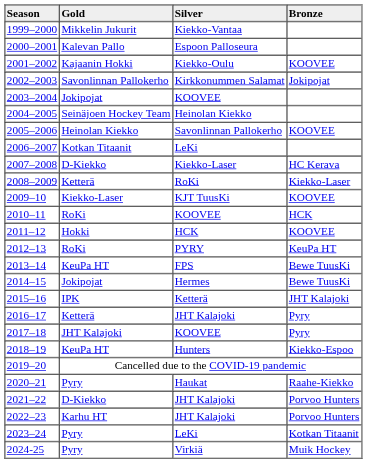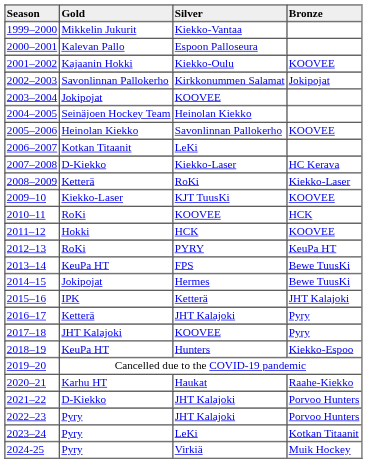(72, 382) Pyry -> (84, 382) Karhu HT
(84, 416) Karhu HT -> (72, 416) Pyry
